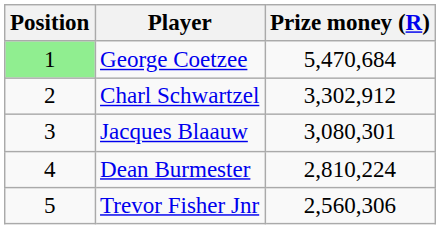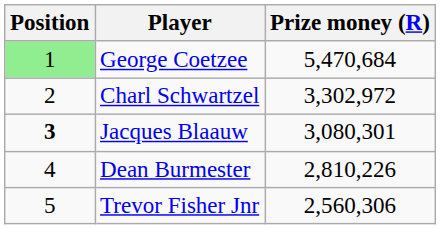(350, 95) 3,302,912 -> (350, 95) 3,302,972
(50, 132) normal -> (50, 132) bold
(350, 168) 2,810,224 -> (350, 168) 2,810,226
